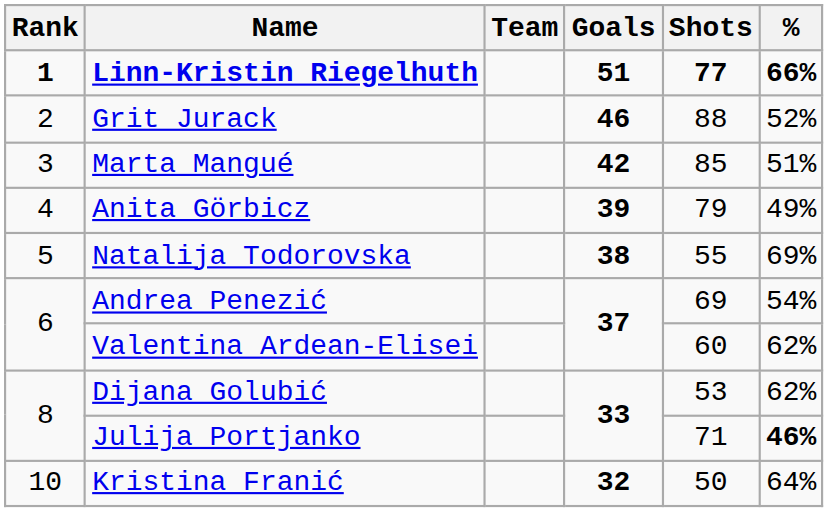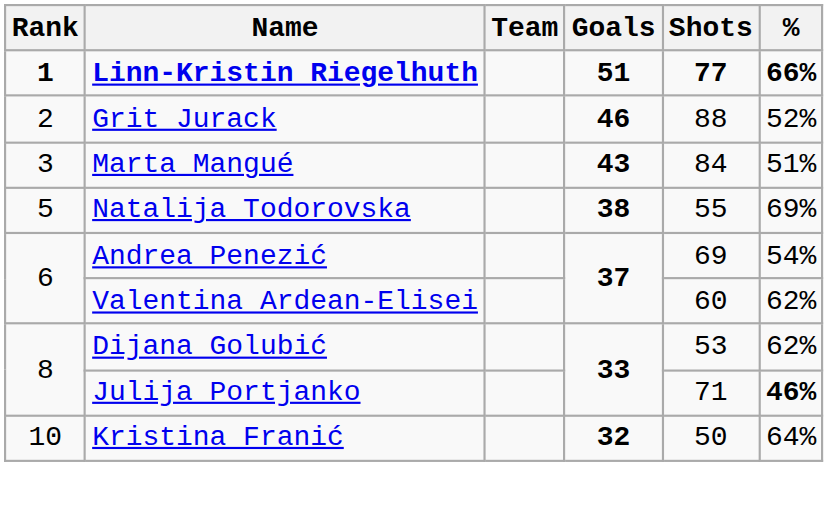(614, 165) 42 -> (614, 165) 43
(711, 165) 85 -> (711, 165) 84
- row: (201, 210)
